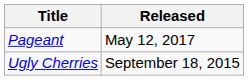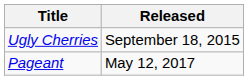rows swapped: (53, 63) <-> (36, 39)
